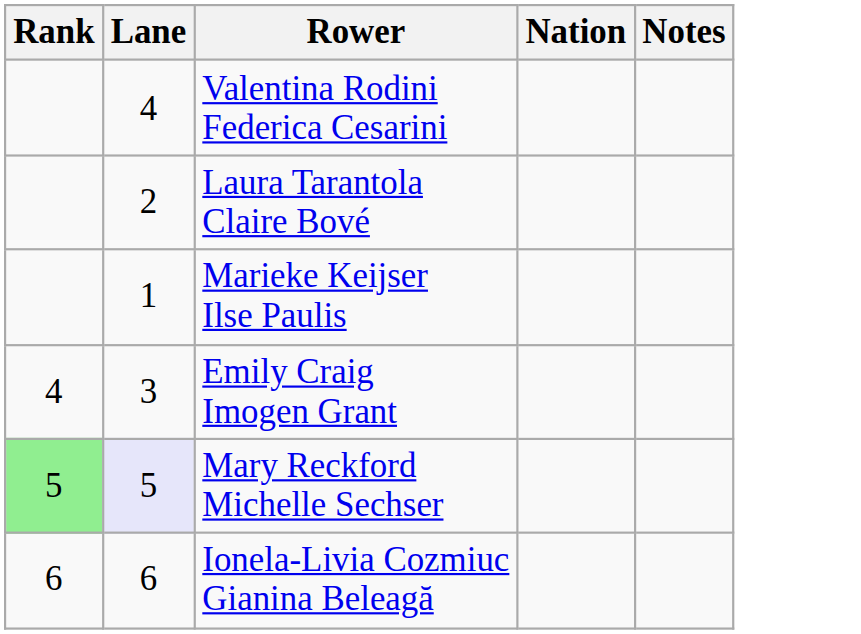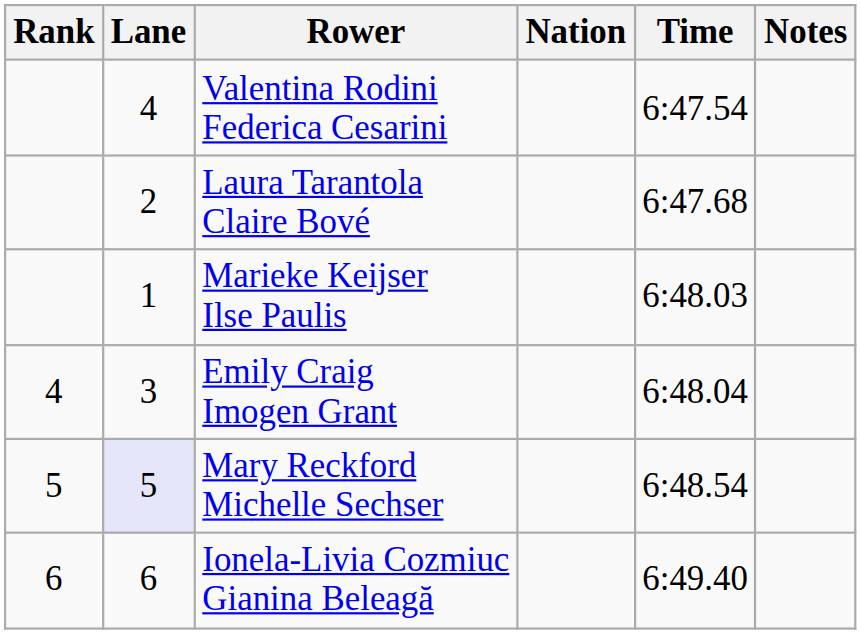+ column: (695, 32)
(54, 485) lightgreen background -> (54, 485) no background
